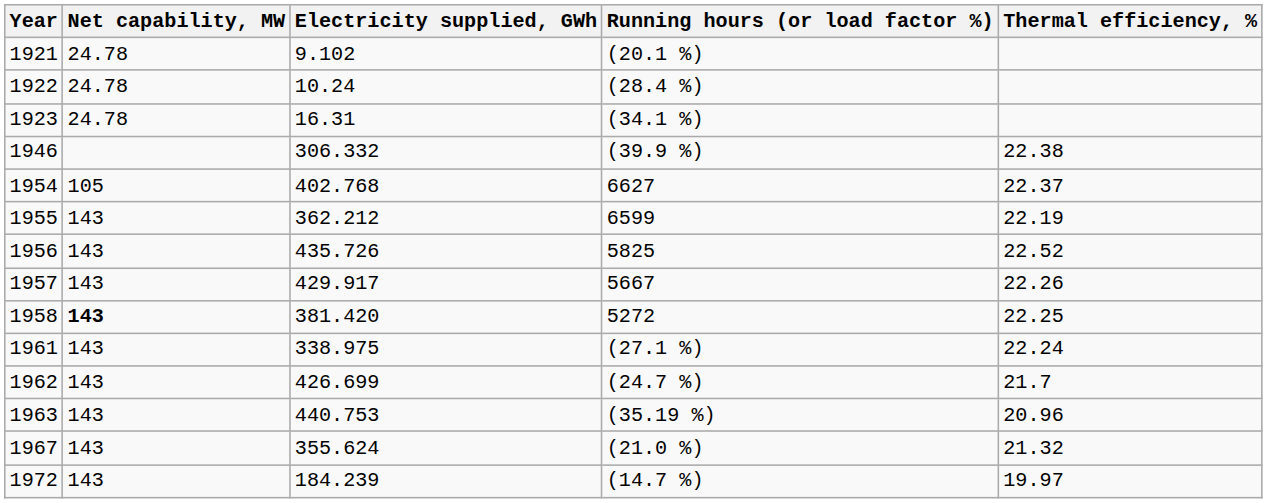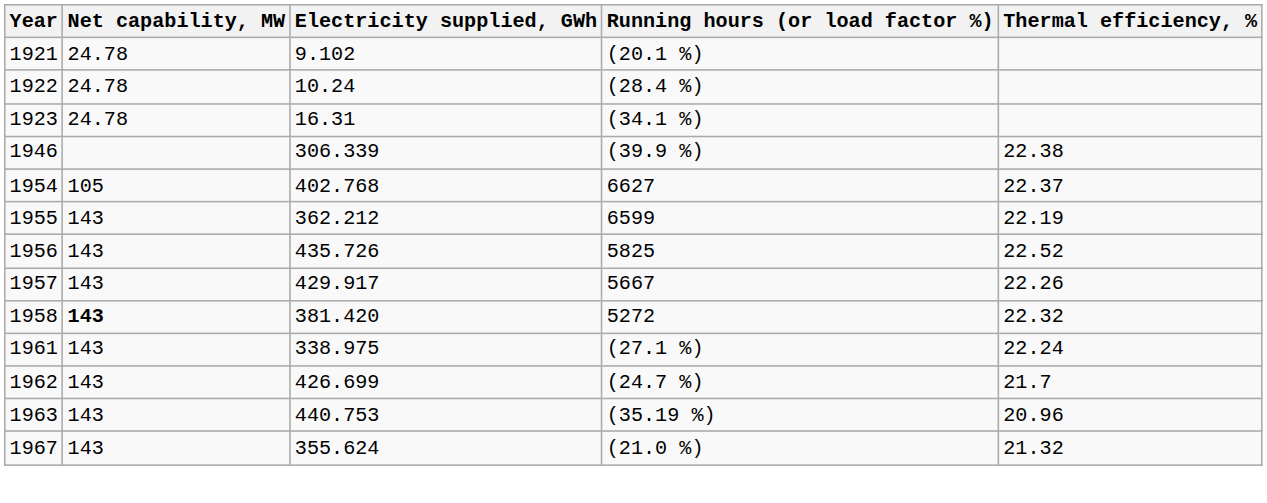(337, 153) 306.332 -> (337, 153) 306.339
(1034, 317) 22.25 -> (1034, 317) 22.32
- row: (34, 481)
